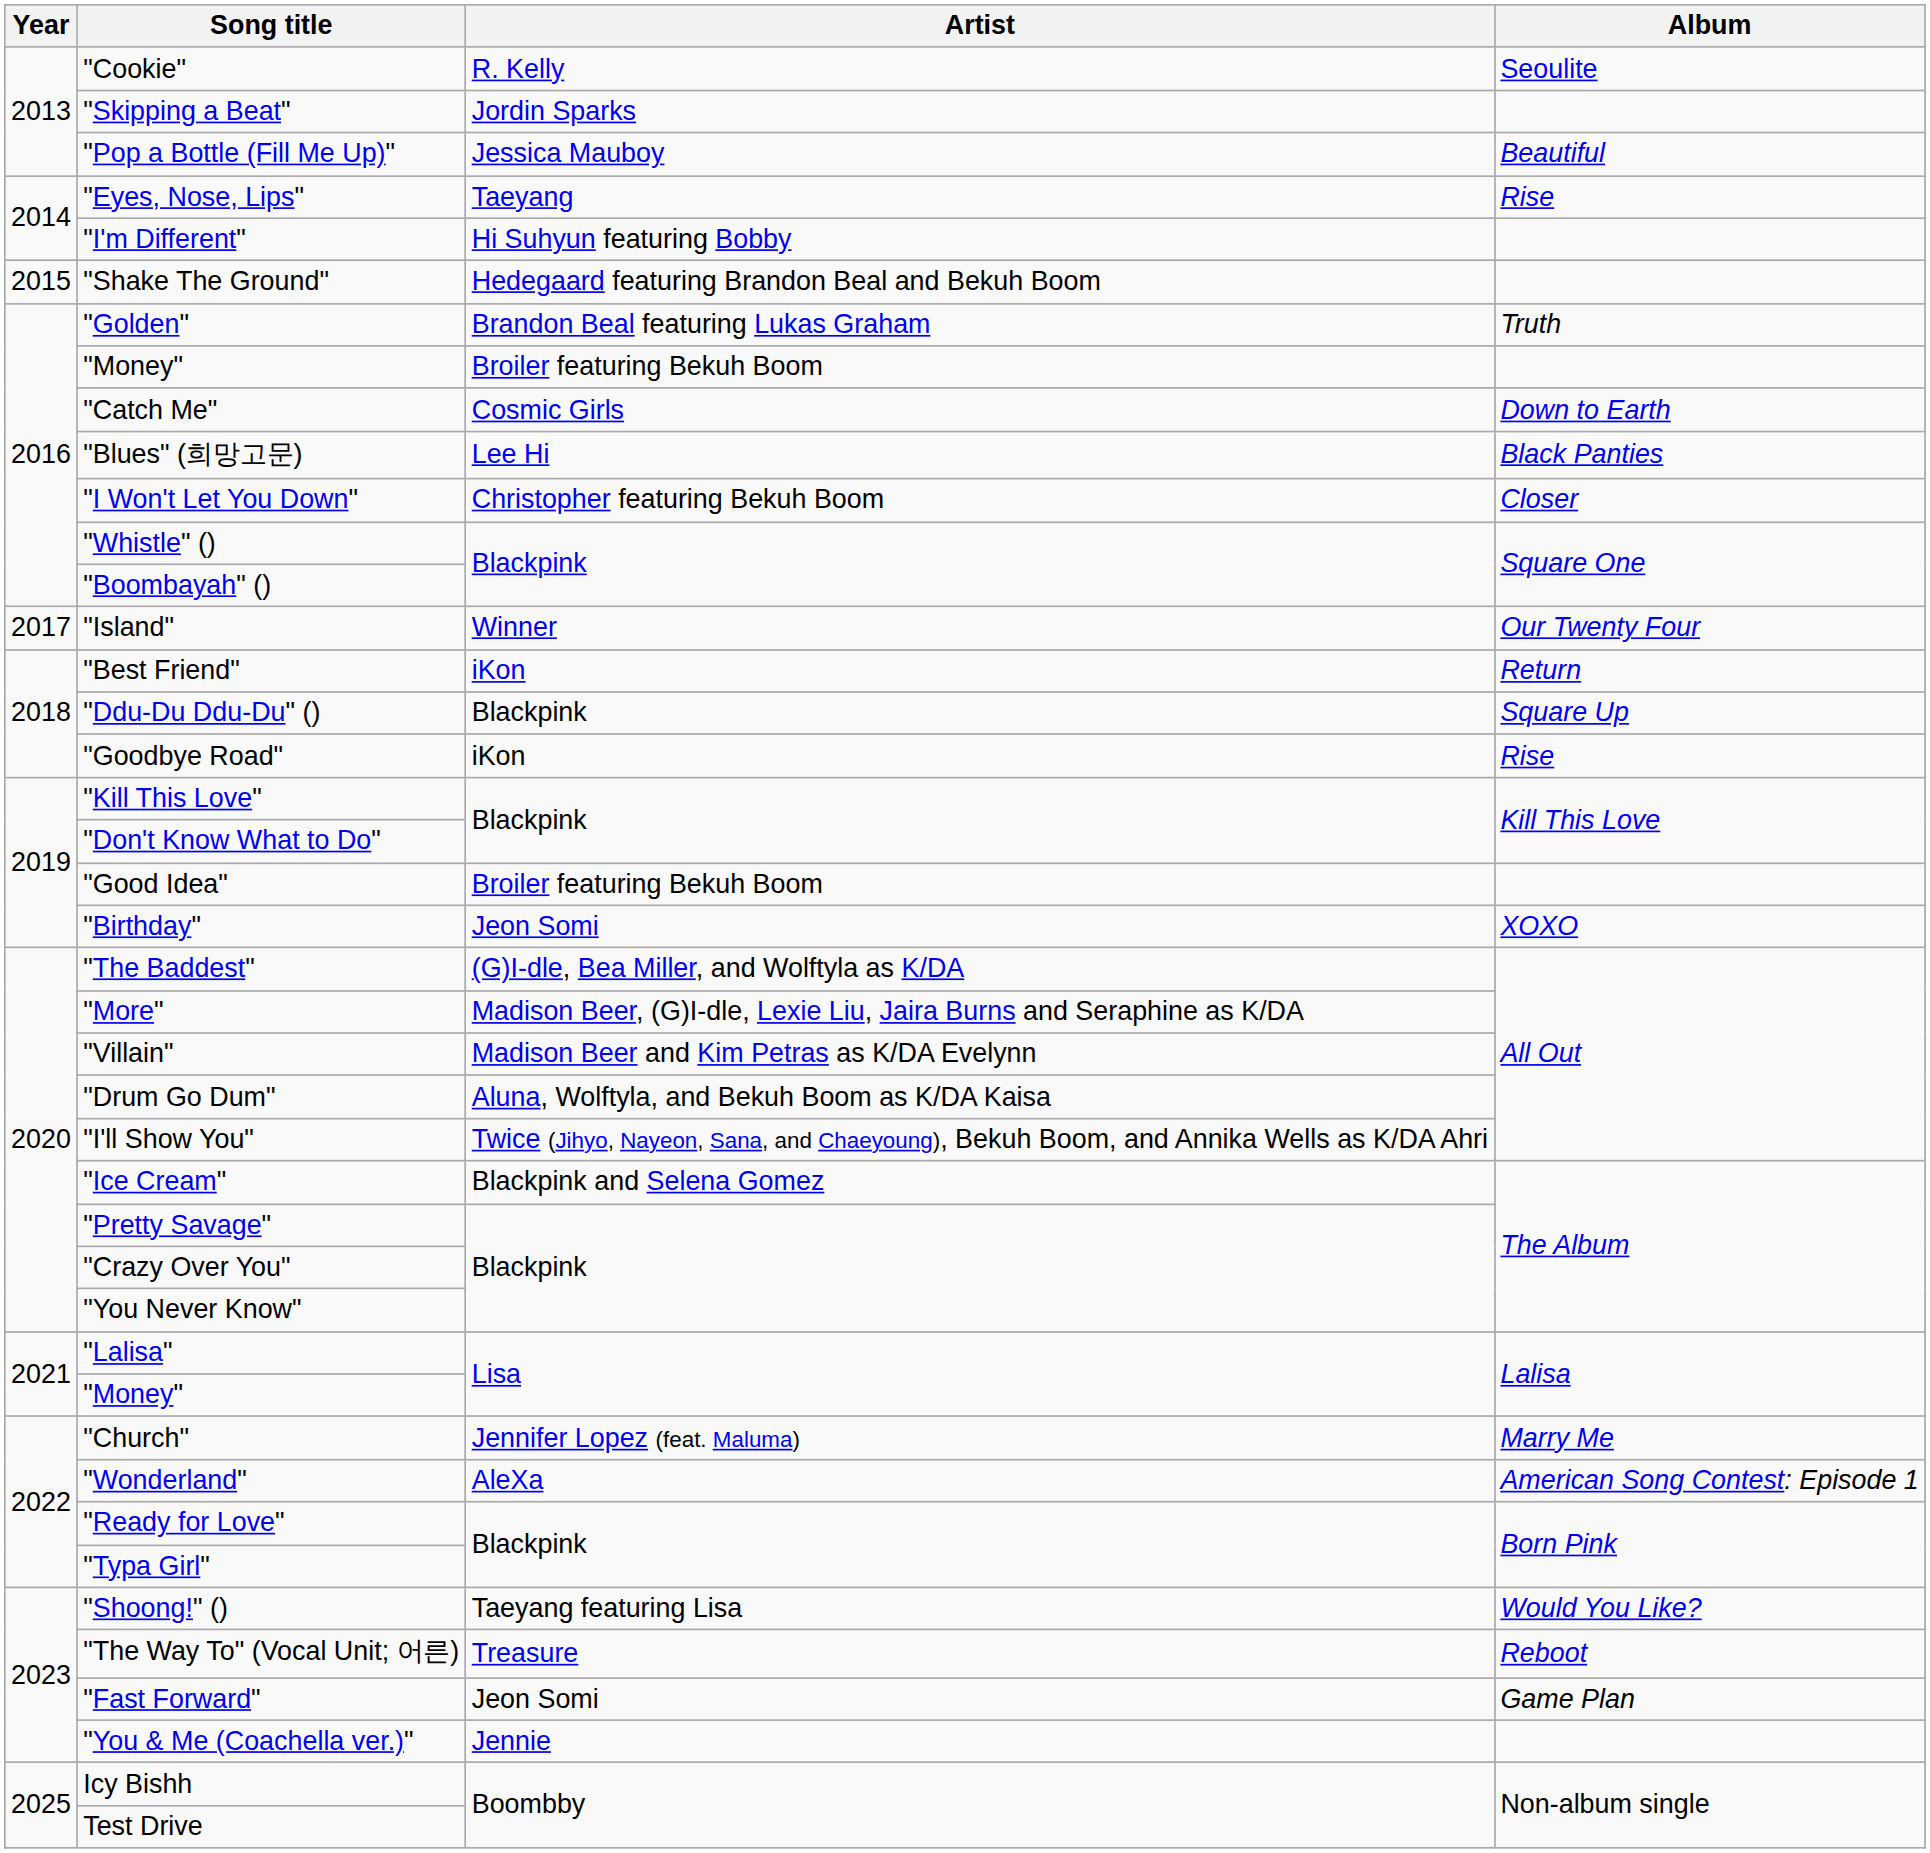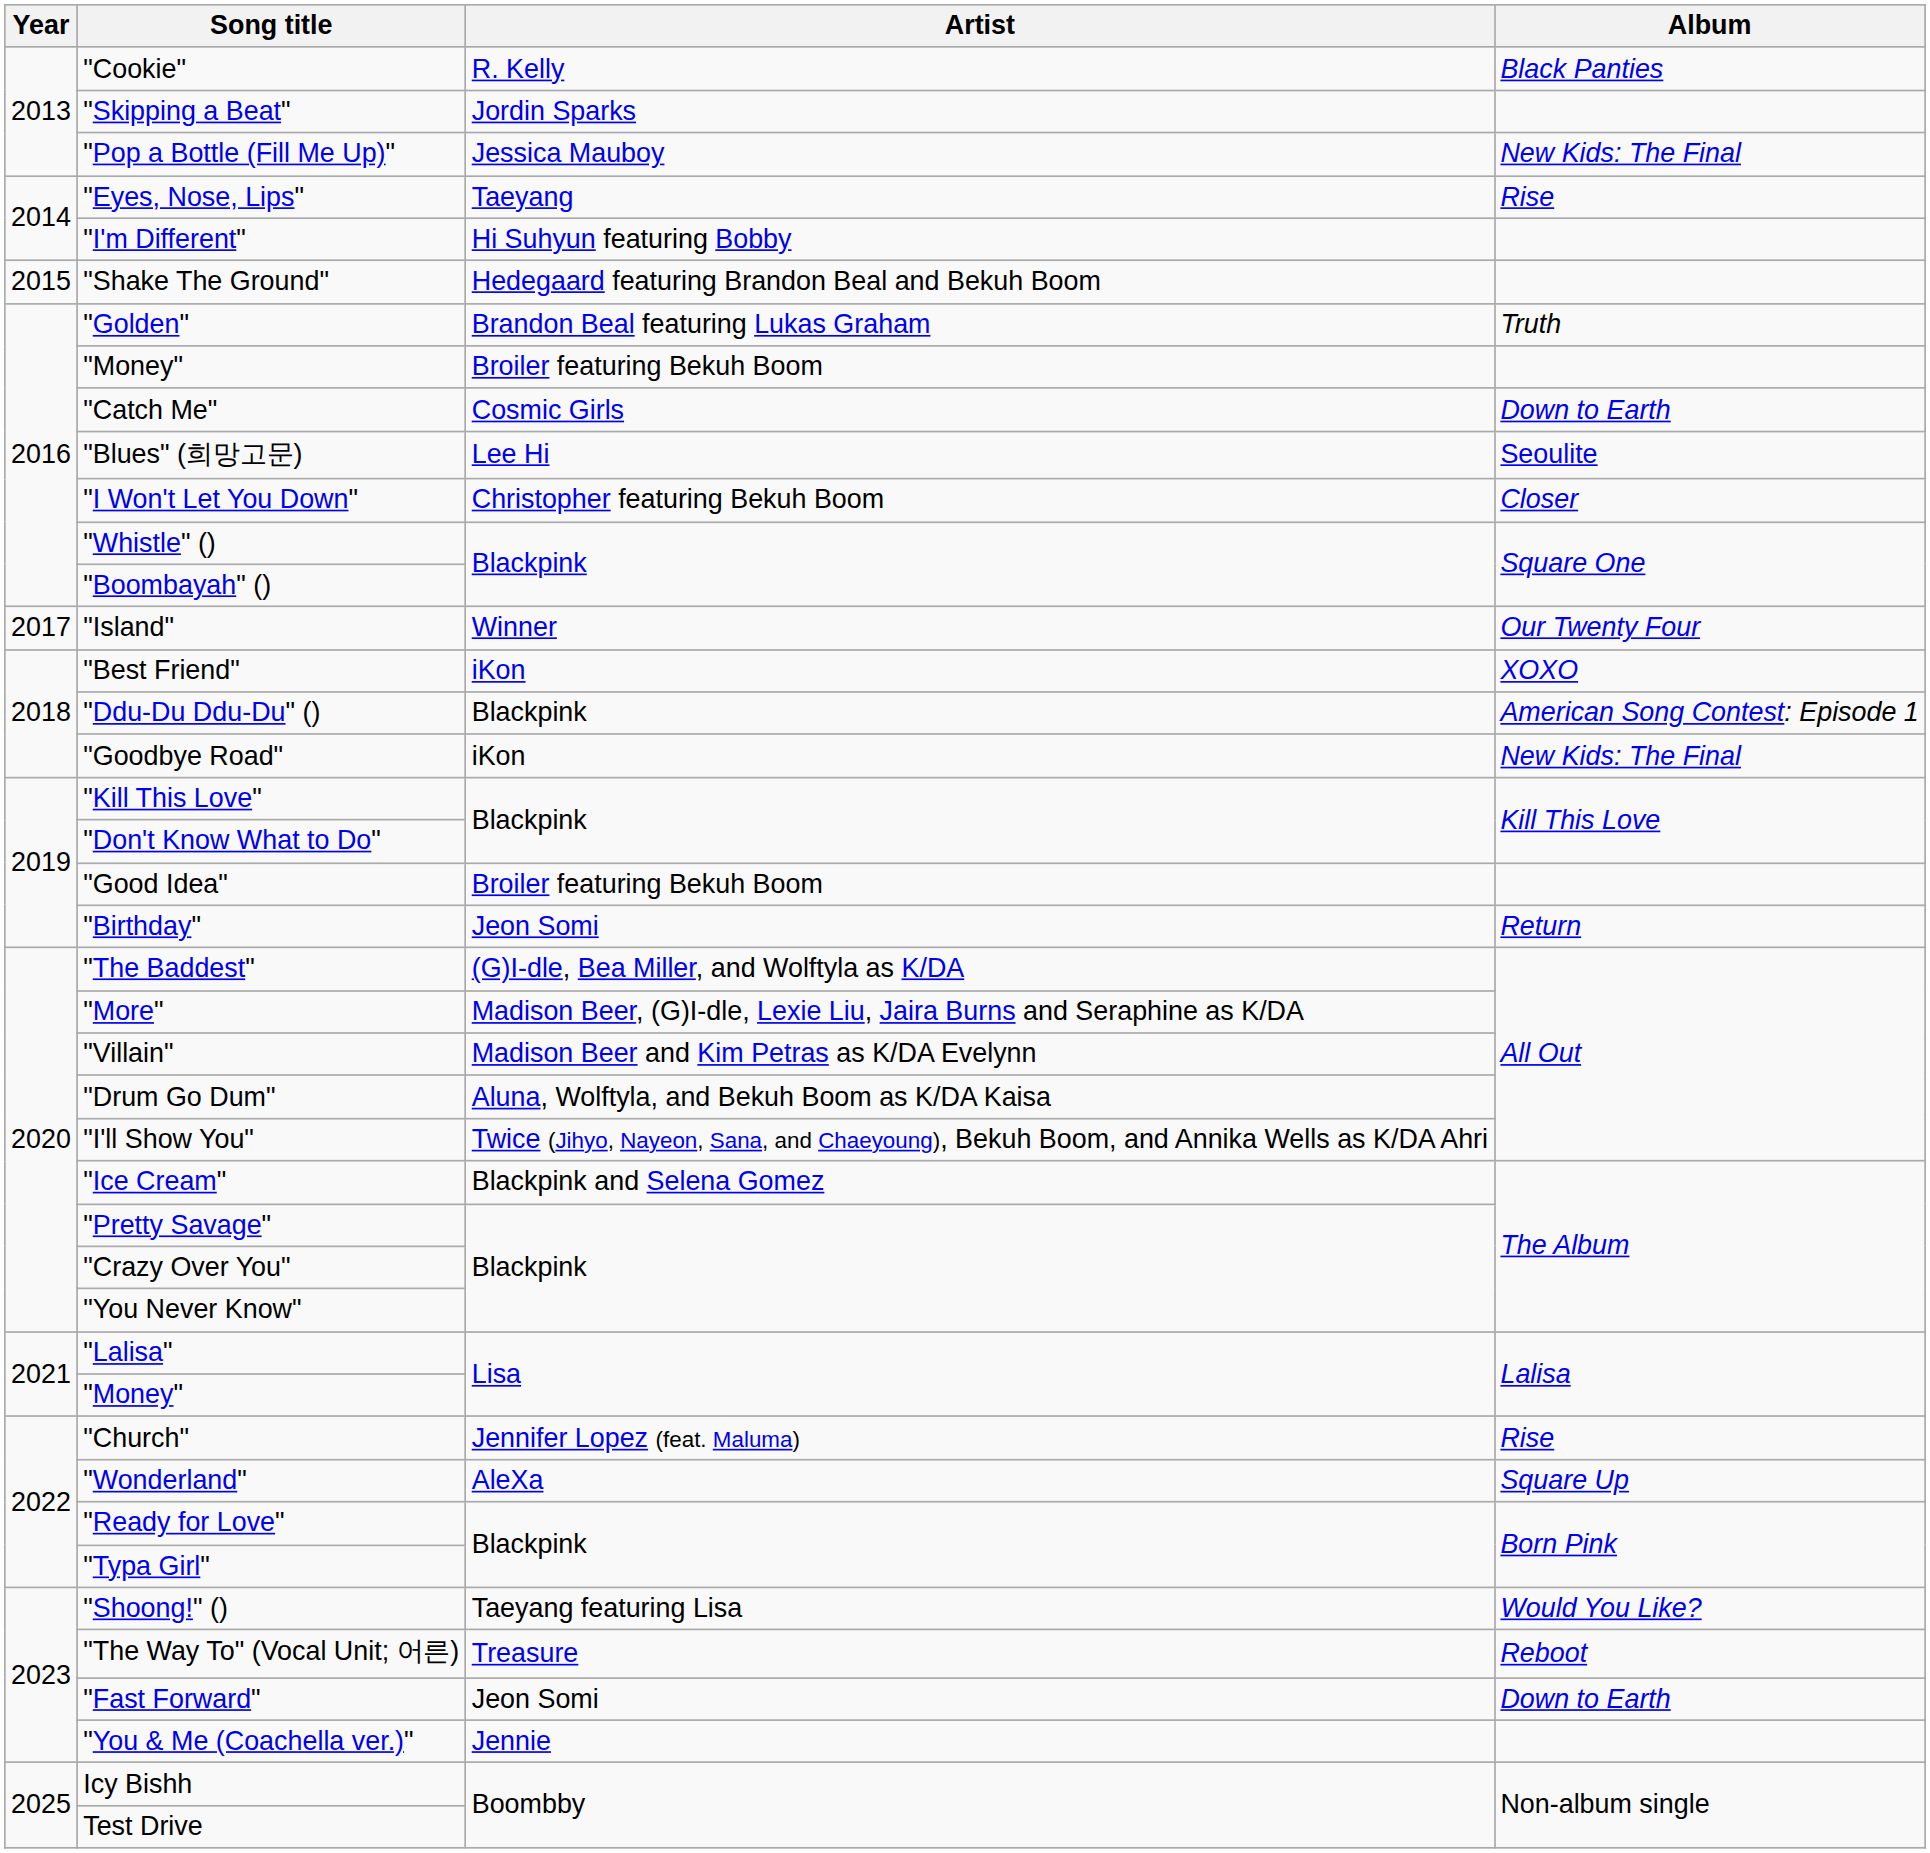(1549, 68) Seoulite -> (1582, 68) Black Panties
(1553, 153) Beautiful -> (1621, 153) New Kids: The Final
(1582, 454) Black Panties -> (1549, 454) Seoulite
(1541, 670) Return -> (1539, 670) XOXO
(1565, 712) Square Up -> (1710, 712) American Song Contest: Episode 1
(1527, 755) Rise -> (1621, 755) New Kids: The Final
(1539, 926) XOXO -> (1541, 926) Return
(1557, 1437) Marry Me -> (1527, 1437) Rise
(1710, 1480) American Song Contest: Episode 1 -> (1565, 1480) Square Up
(1568, 1698) Game Plan -> (1586, 1698) Down to Earth
